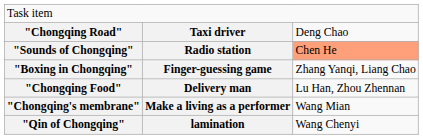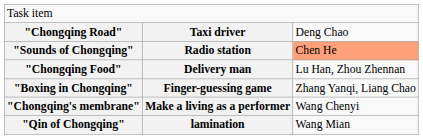rows swapped: (73, 87) <-> (73, 69)
(323, 106) Wang Mian -> (327, 106) Wang Chenyi
(327, 124) Wang Chenyi -> (323, 124) Wang Mian
